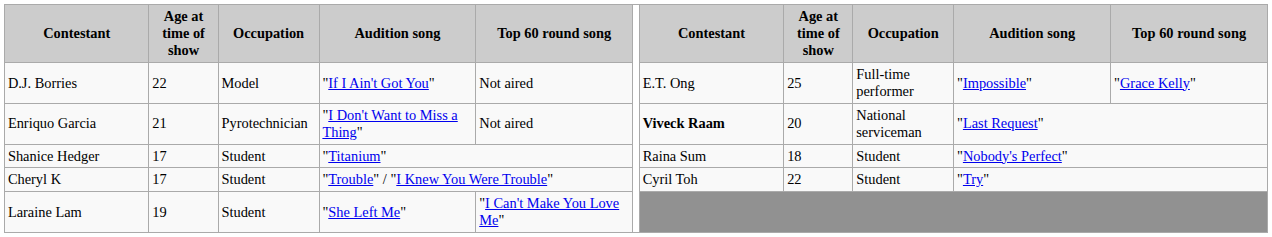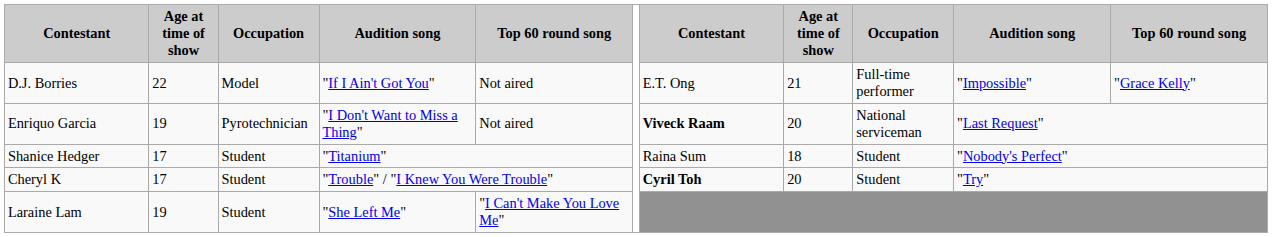(794, 83) 25 -> (794, 83) 21
(160, 123) 21 -> (160, 123) 19
(670, 179) normal -> (672, 179) bold
(794, 179) 22 -> (794, 179) 20
